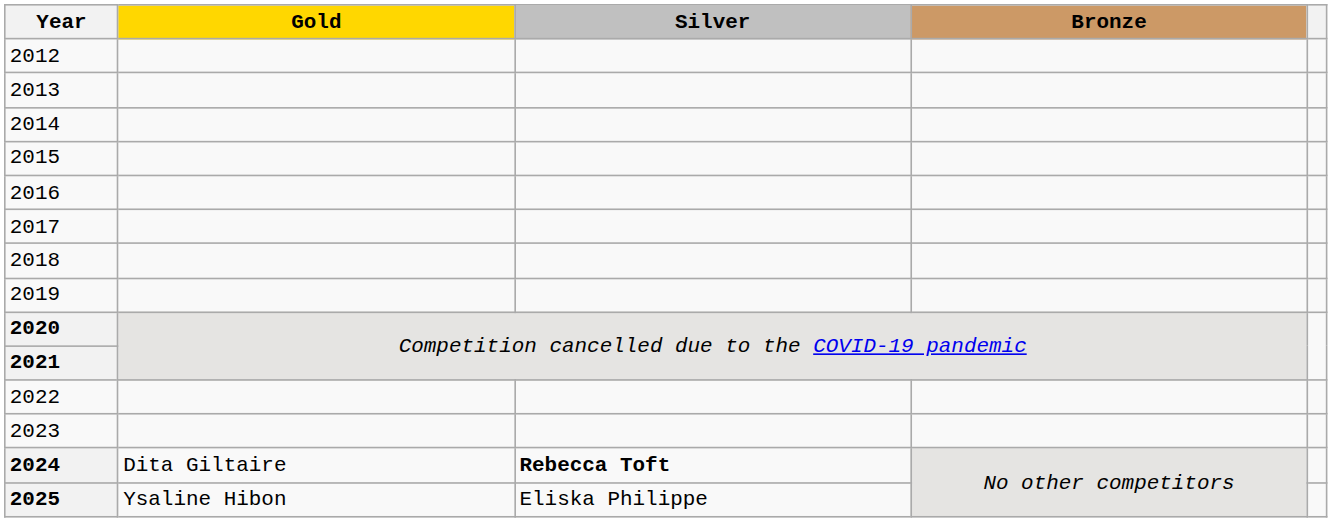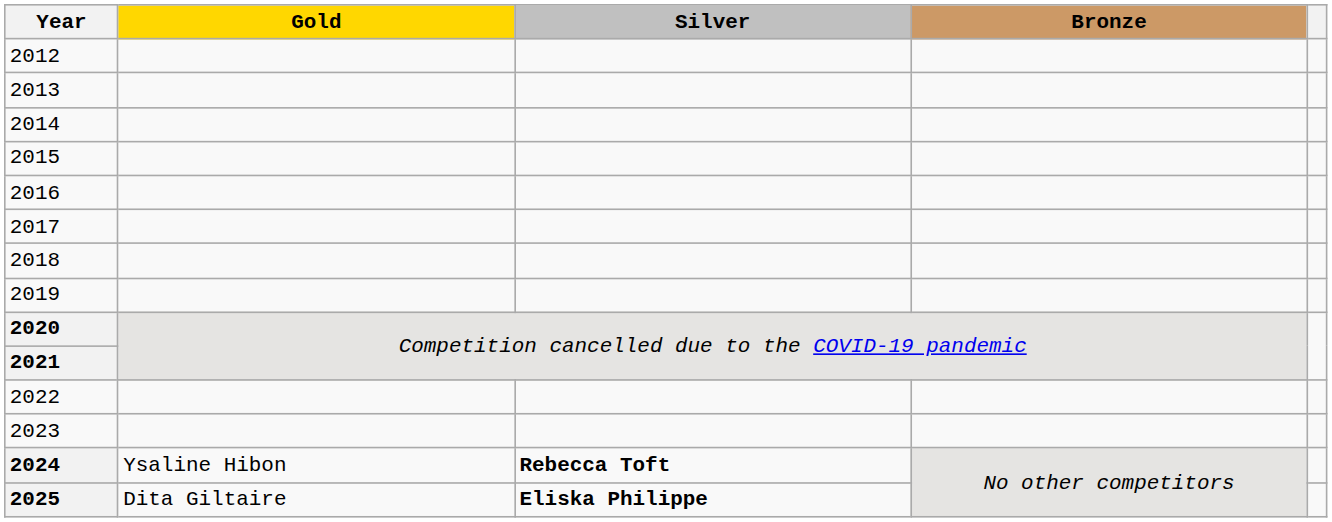(205, 465) Dita Giltaire -> (205, 465) Ysaline Hibon
(205, 499) Ysaline Hibon -> (205, 499) Dita Giltaire
(614, 499) normal -> (614, 499) bold
